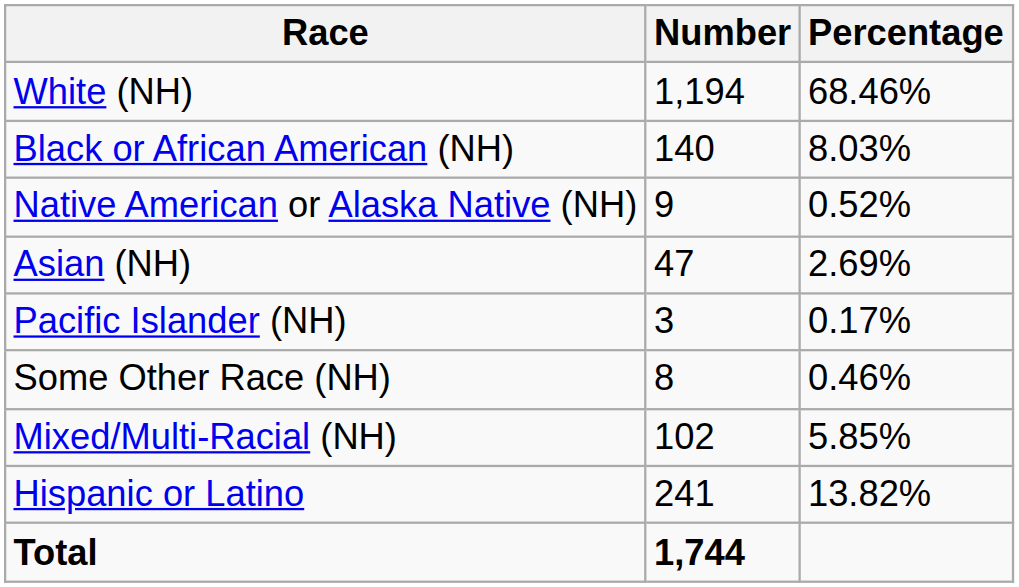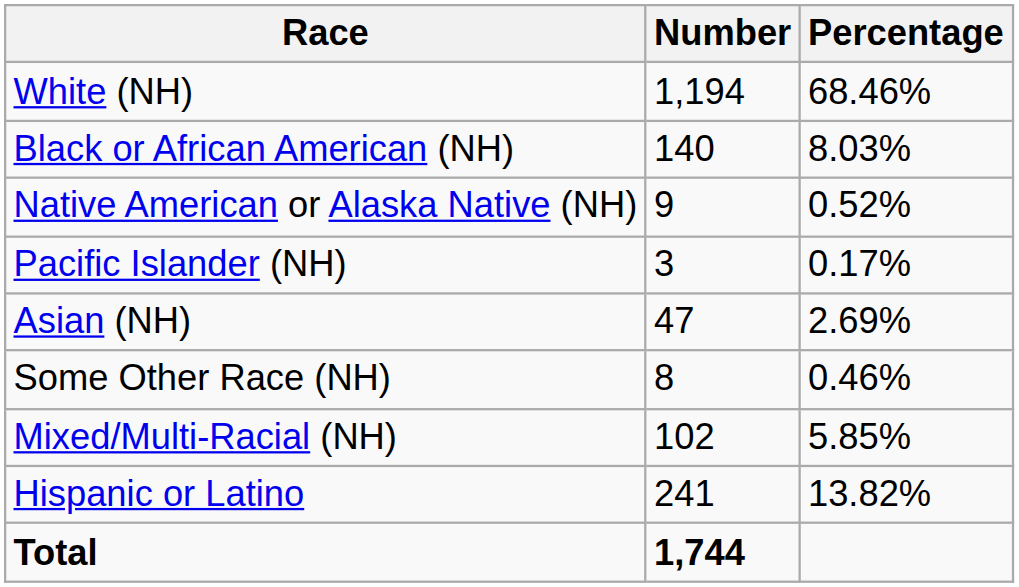rows swapped: (102, 263) <-> (180, 321)
